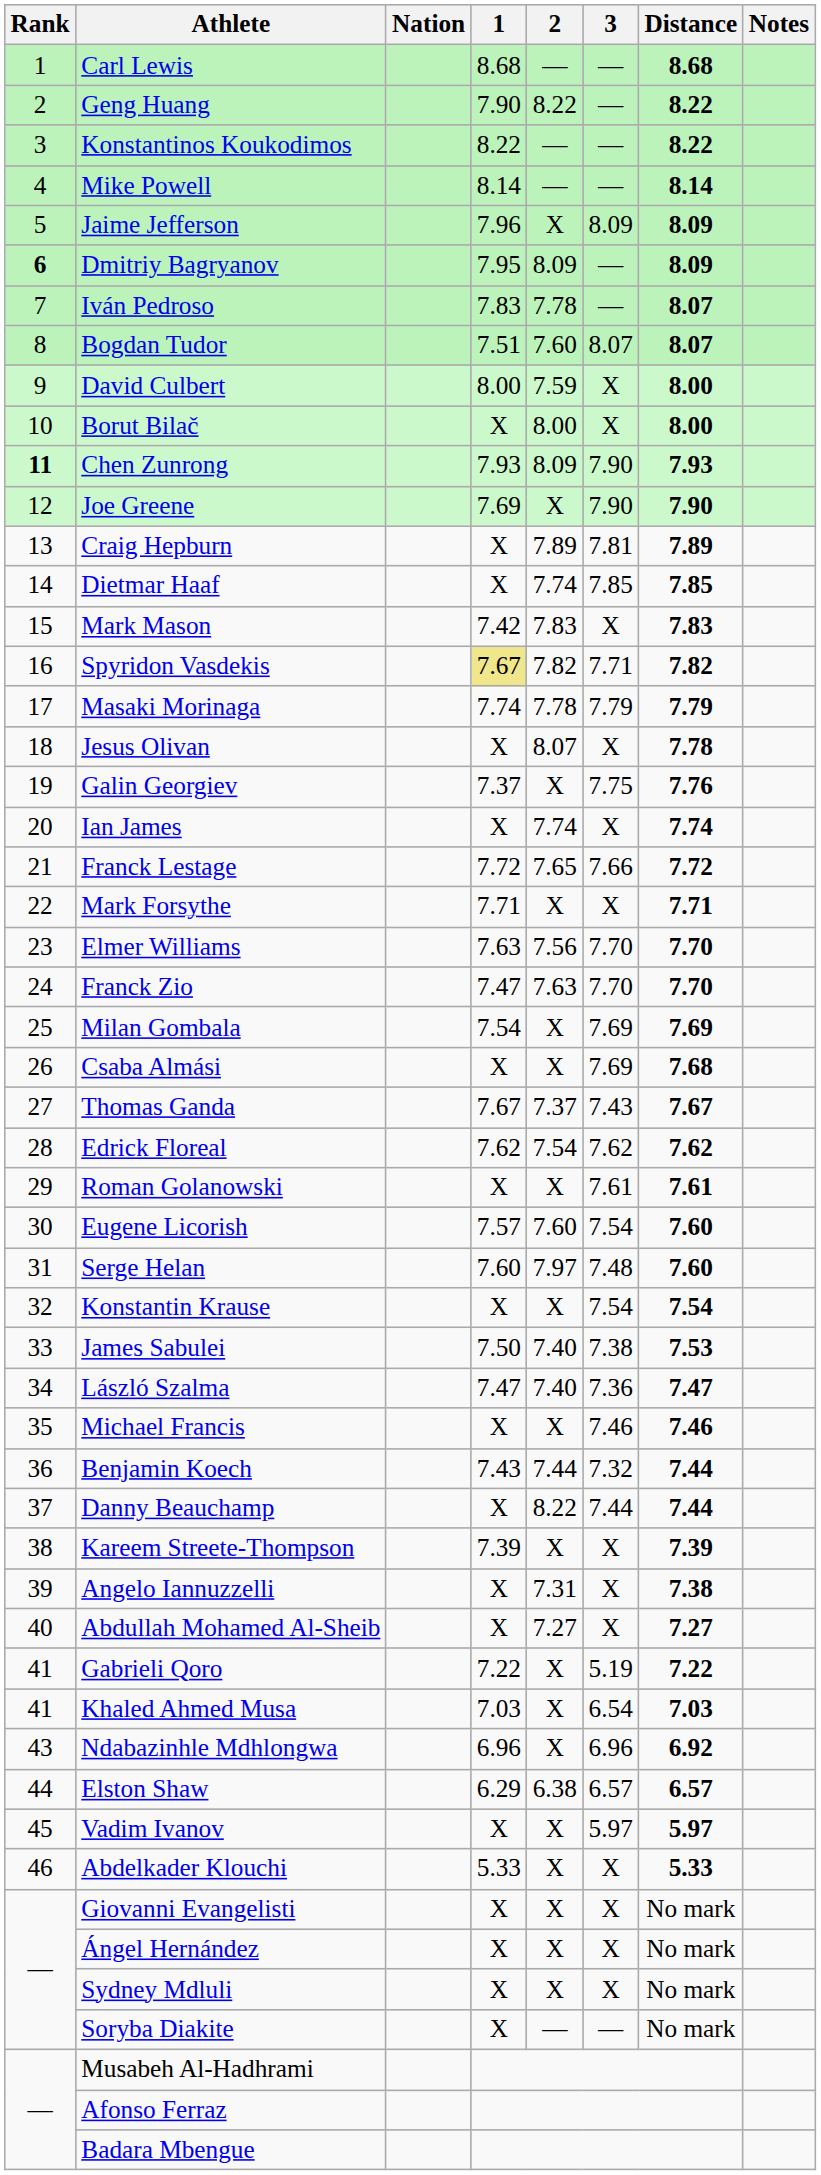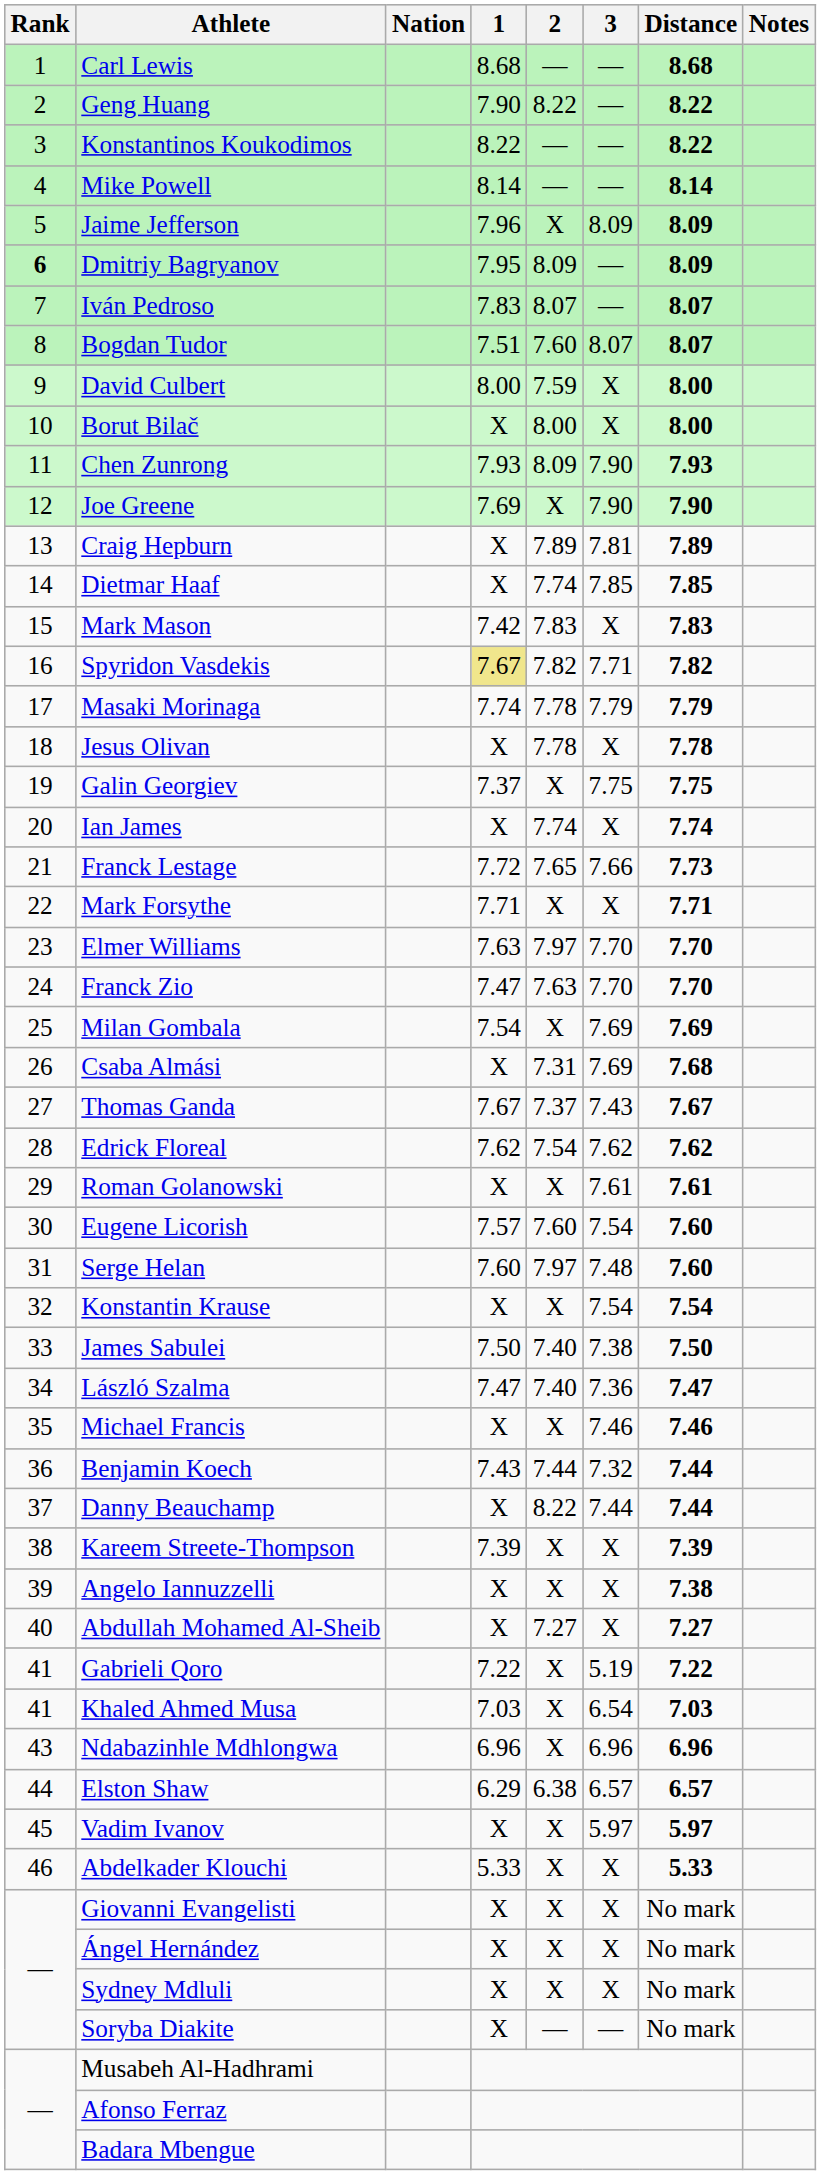(555, 305) 7.78 -> (555, 305) 8.07
(40, 465) bold -> (40, 465) normal
(555, 746) 8.07 -> (555, 746) 7.78
(691, 786) 7.76 -> (691, 786) 7.75
(691, 866) 7.72 -> (691, 866) 7.73
(555, 946) 7.56 -> (555, 946) 7.97
(555, 1066) X -> (555, 1066) 7.31
(691, 1347) 7.53 -> (691, 1347) 7.50
(555, 1588) 7.31 -> (555, 1588) X
(691, 1748) 6.92 -> (691, 1748) 6.96
